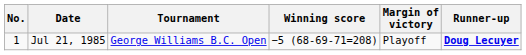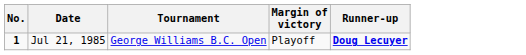- column: (325, 19)
(16, 42) normal -> (16, 42) bold
